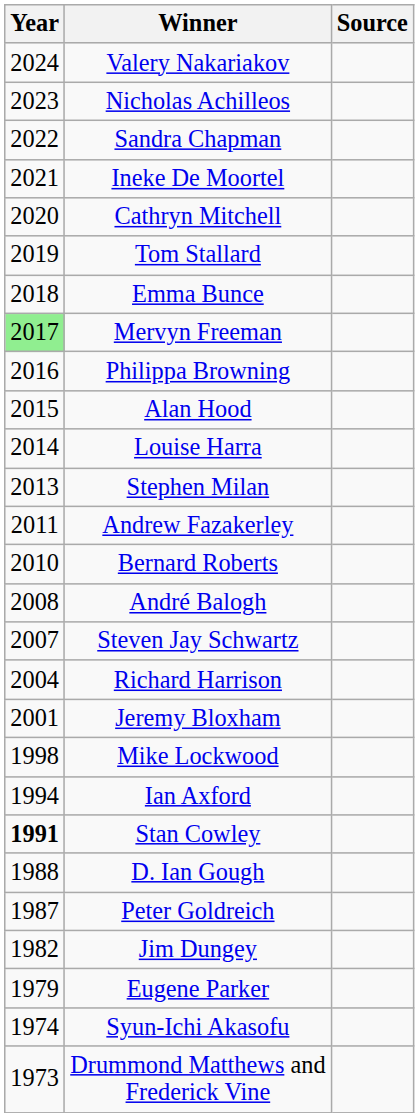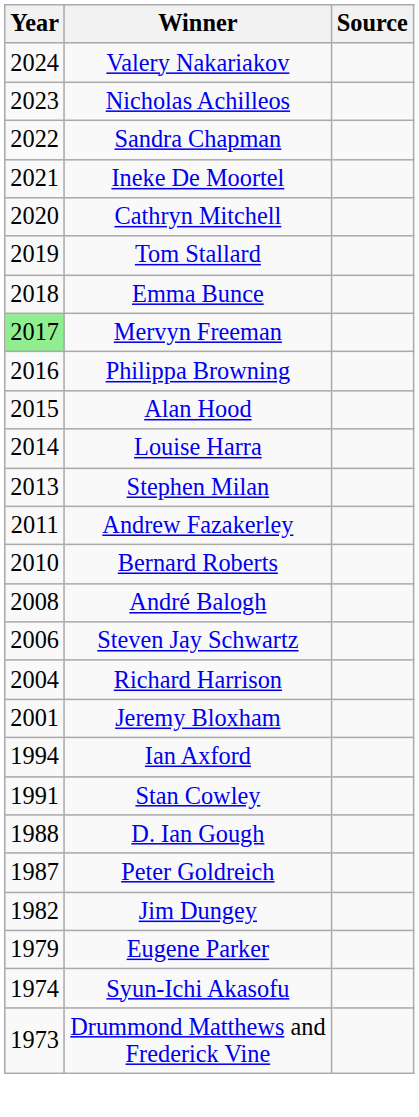(35, 640) 2007 -> (35, 640) 2006
- row: (198, 756)
(35, 833) bold -> (35, 795) normal
